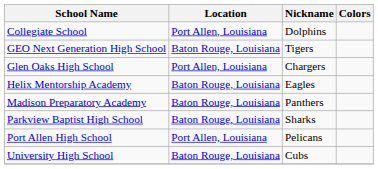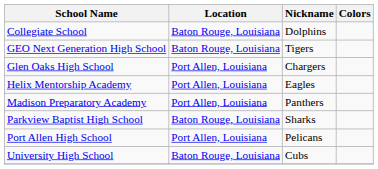(219, 31) Port Allen, Louisiana -> (226, 31) Baton Rouge, Louisiana
(226, 84) Baton Rouge, Louisiana -> (219, 84) Port Allen, Louisiana
(226, 102) Baton Rouge, Louisiana -> (219, 102) Port Allen, Louisiana
